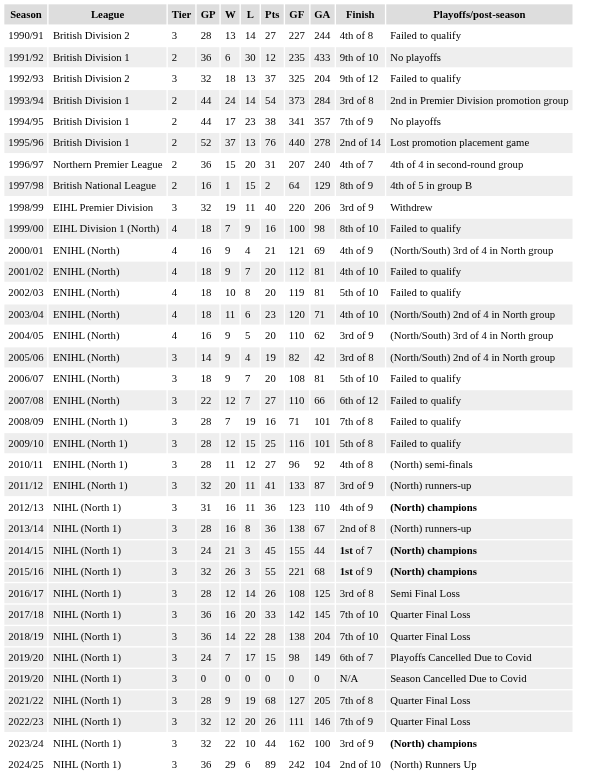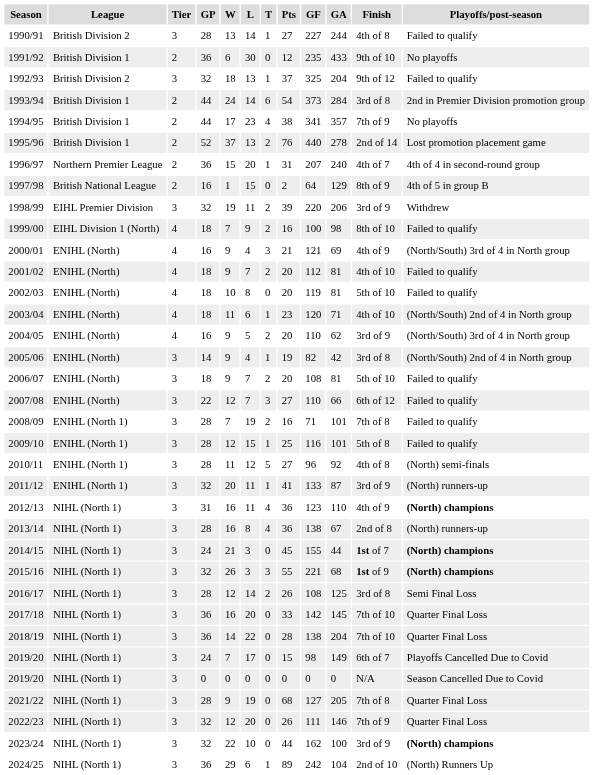+ column: (269, 14)
(270, 207) 40 -> (287, 207) 39
